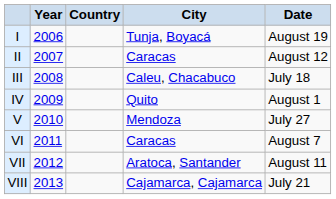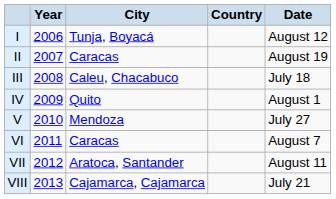columns swapped: (194, 15) <-> (95, 15)
(298, 36) August 19 -> (298, 36) August 12
(298, 57) August 12 -> (298, 57) August 19
